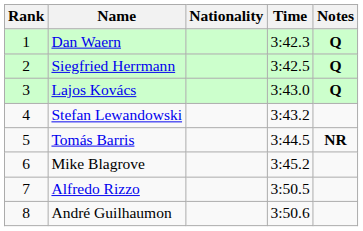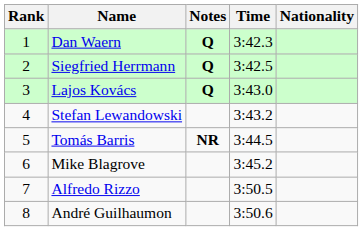columns swapped: (226, 16) <-> (335, 16)
